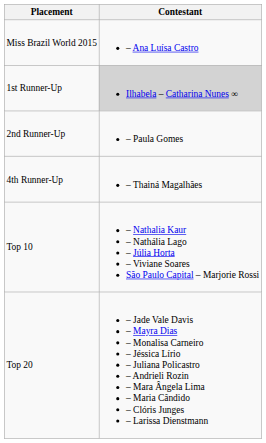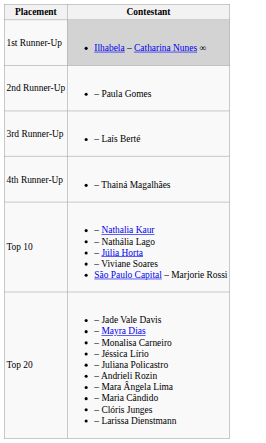- row: (52, 42)
+ row: (35, 134)
